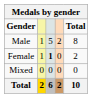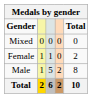rows swapped: (21, 41) <-> (21, 70)
(51, 55) bold -> (51, 55) normal
